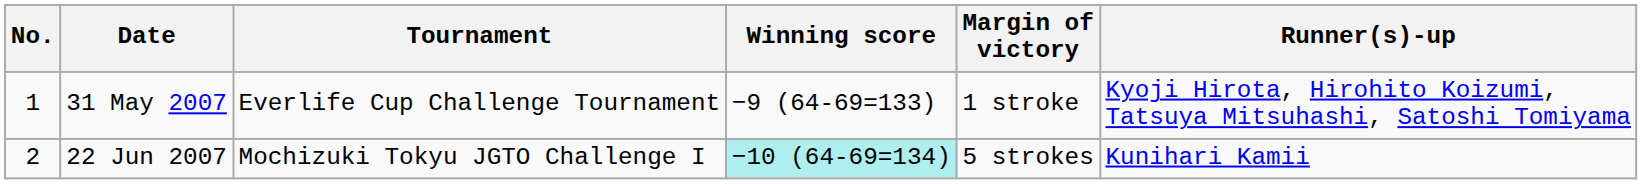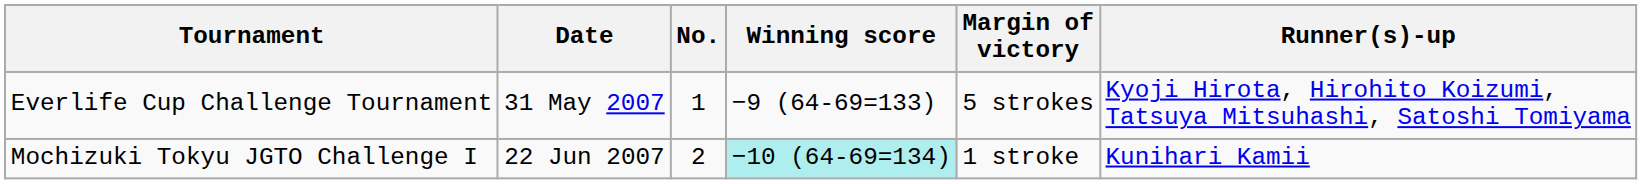columns swapped: (33, 39) <-> (479, 39)
(1021, 106) 1 stroke -> (1028, 106) 5 strokes
(1028, 159) 5 strokes -> (1021, 159) 1 stroke
